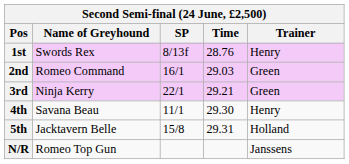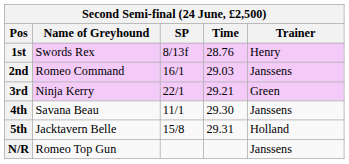(265, 71) Green -> (271, 71) Janssens
(265, 110) Henry -> (271, 110) Janssens
